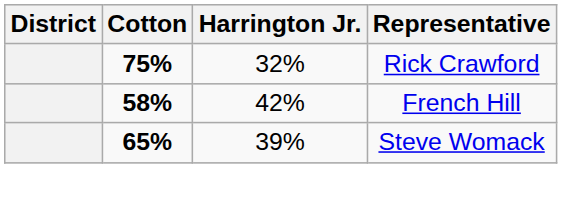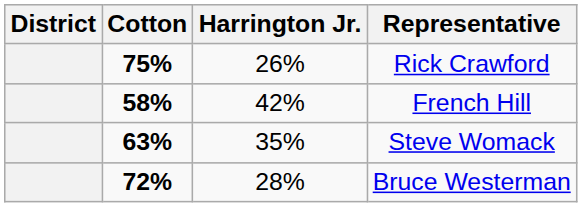(280, 63) 32% -> (280, 63) 26%
(147, 142) 65% -> (147, 142) 63%
(280, 142) 39% -> (280, 142) 35%
+ row: (472, 181)
